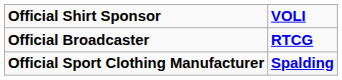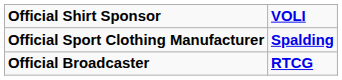rows swapped: (136, 63) <-> (79, 39)
